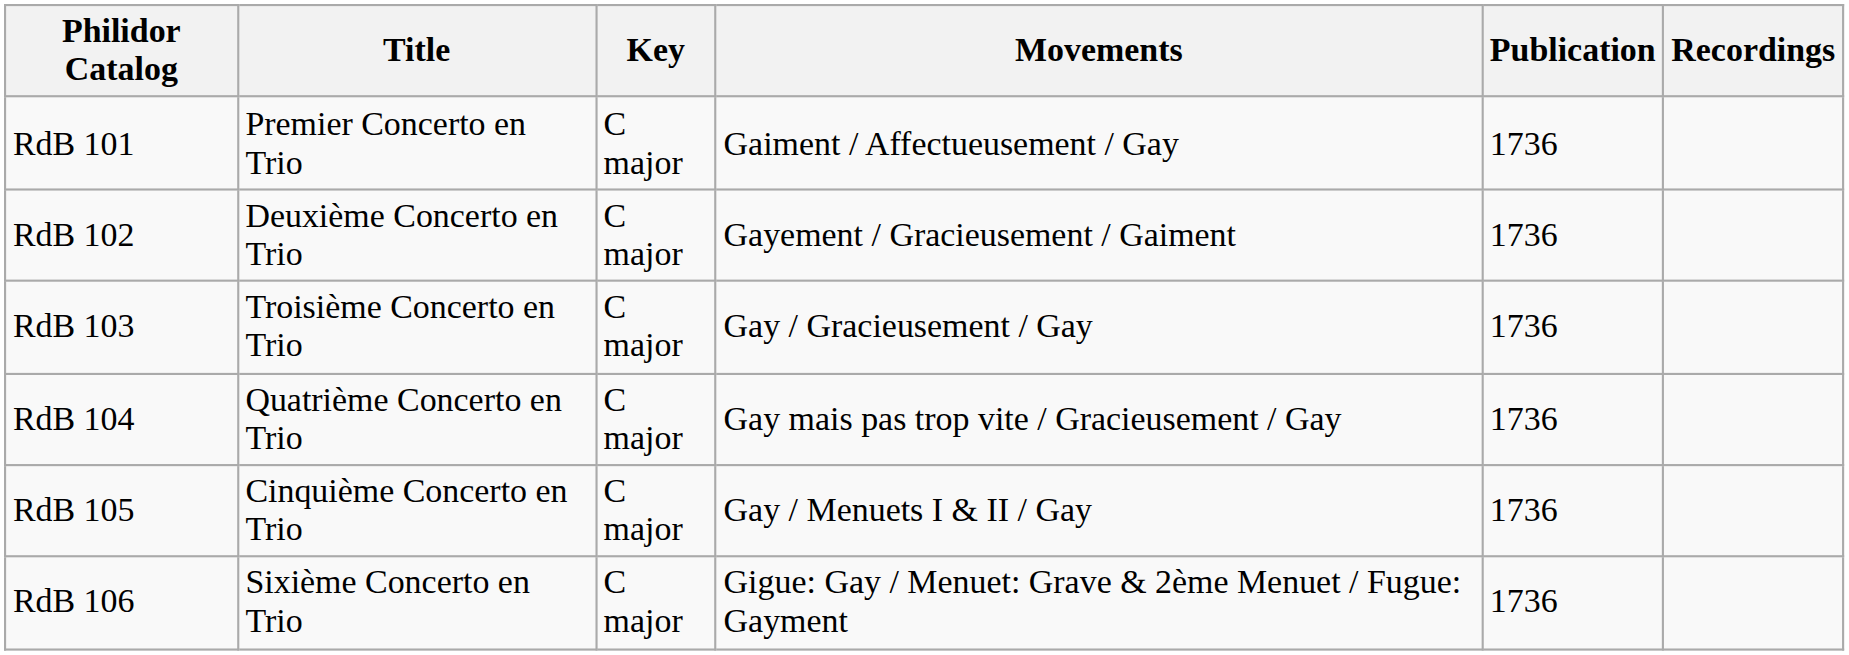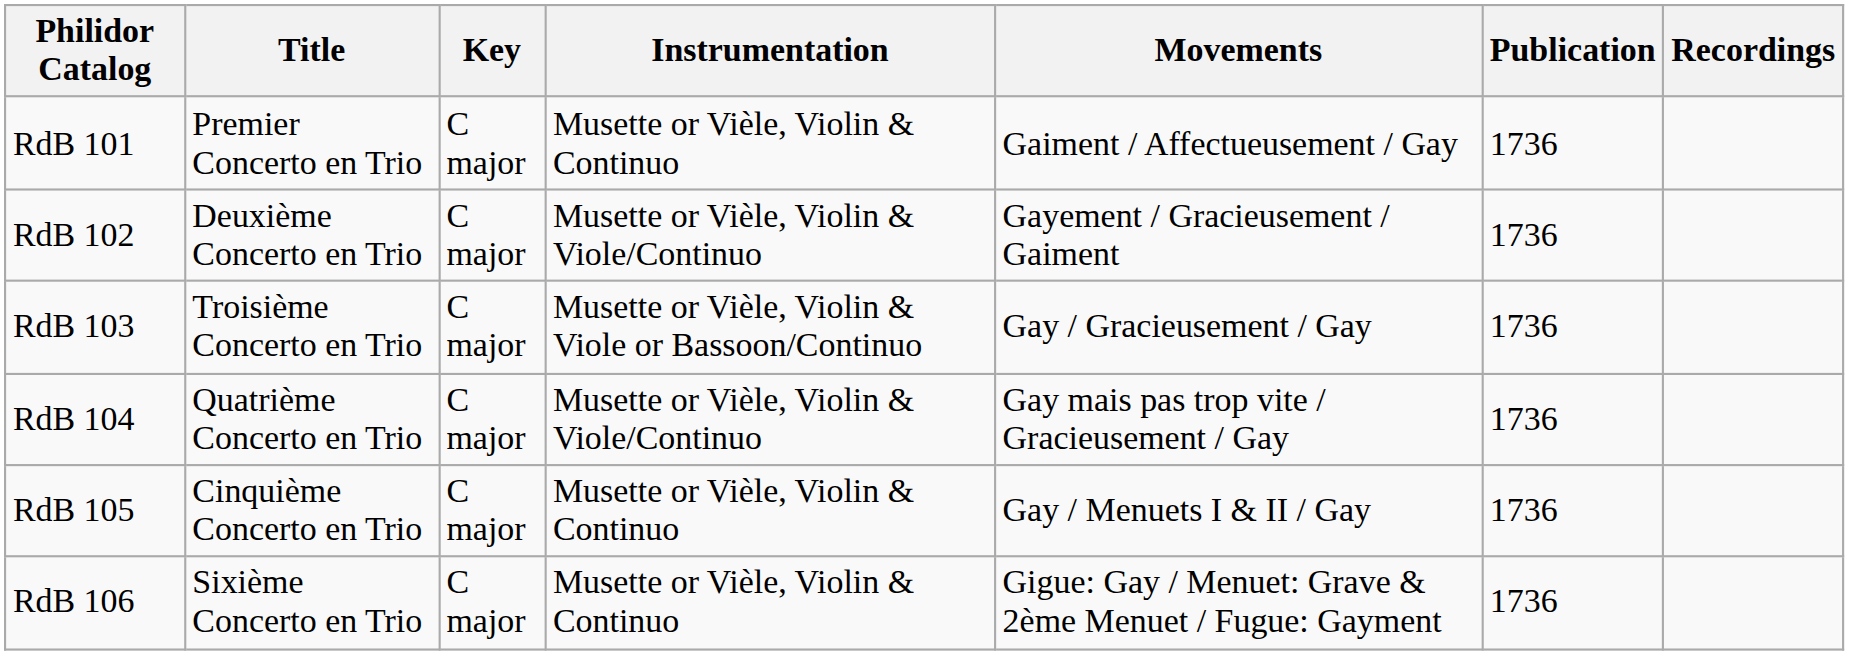+ column: (770, 50)
